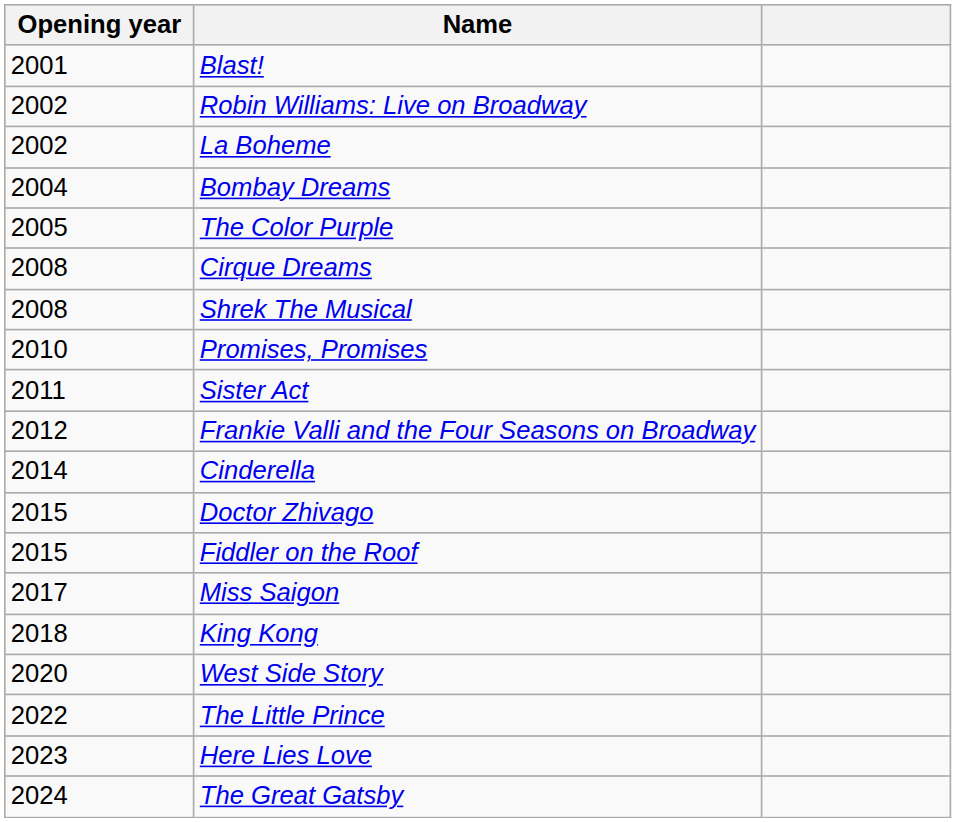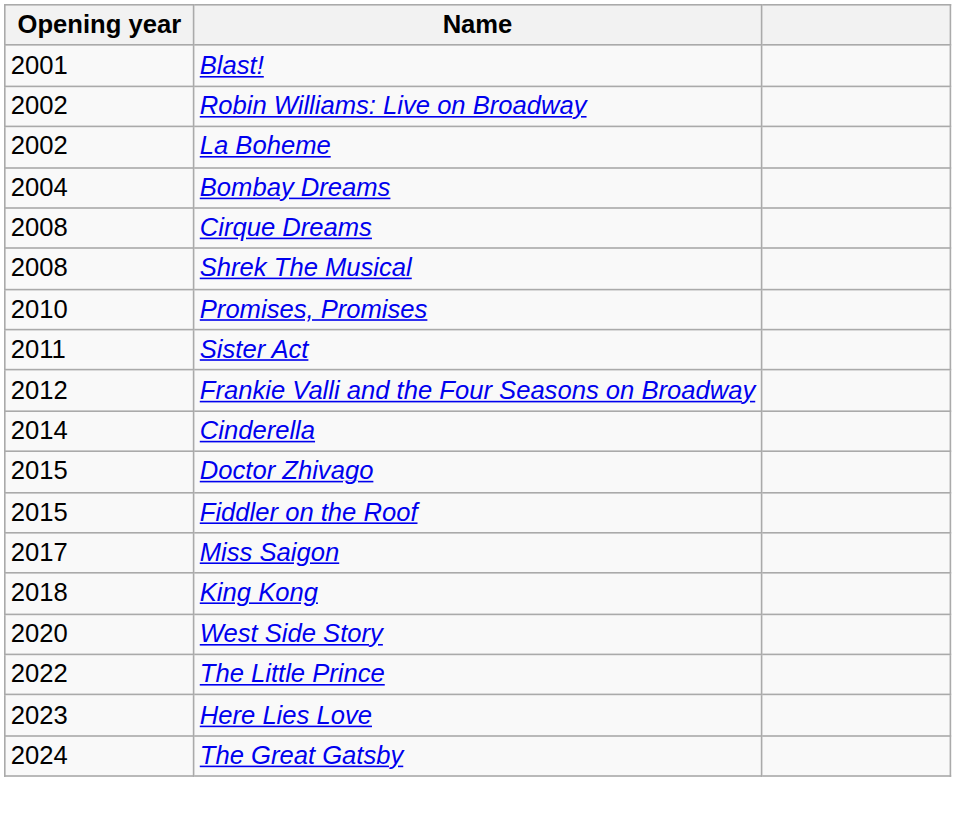- row: (297, 227)
